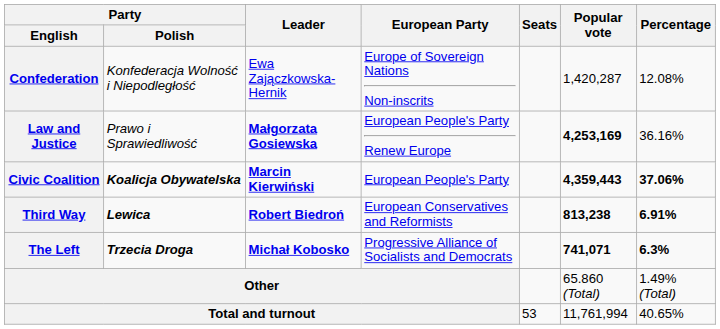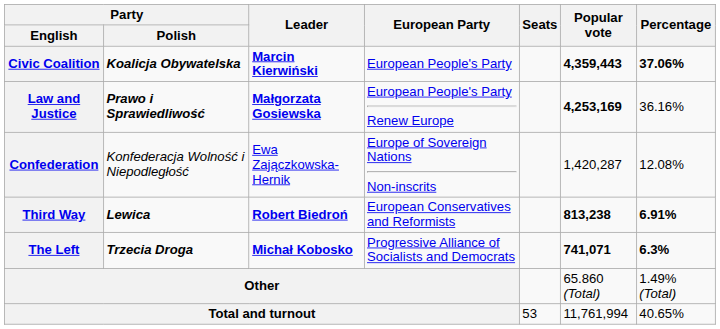rows swapped: (54, 179) <-> (54, 78)
(152, 136) normal -> (156, 106) bold
